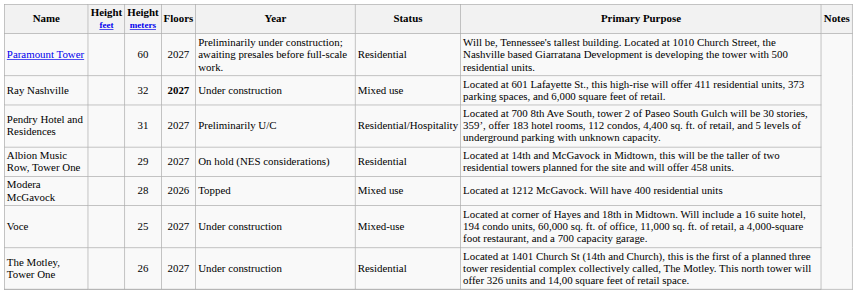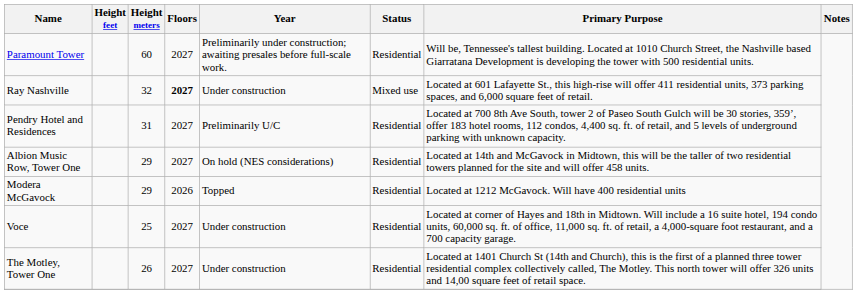(408, 126) Residential/Hospitality -> (397, 126) Residential
(143, 191) 28 -> (147, 191) 29
(381, 191) Mixed use -> (397, 191) Residential
(381, 226) Mixed-use -> (397, 226) Residential
